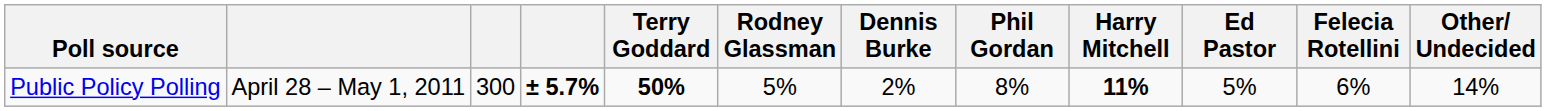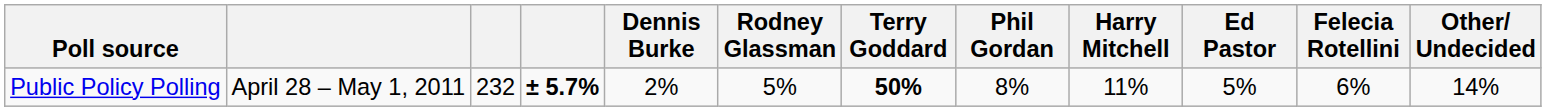columns swapped: (898, 36) <-> (661, 36)
(496, 86) 300 -> (496, 86) 232
(1126, 86) bold -> (1126, 86) normal
